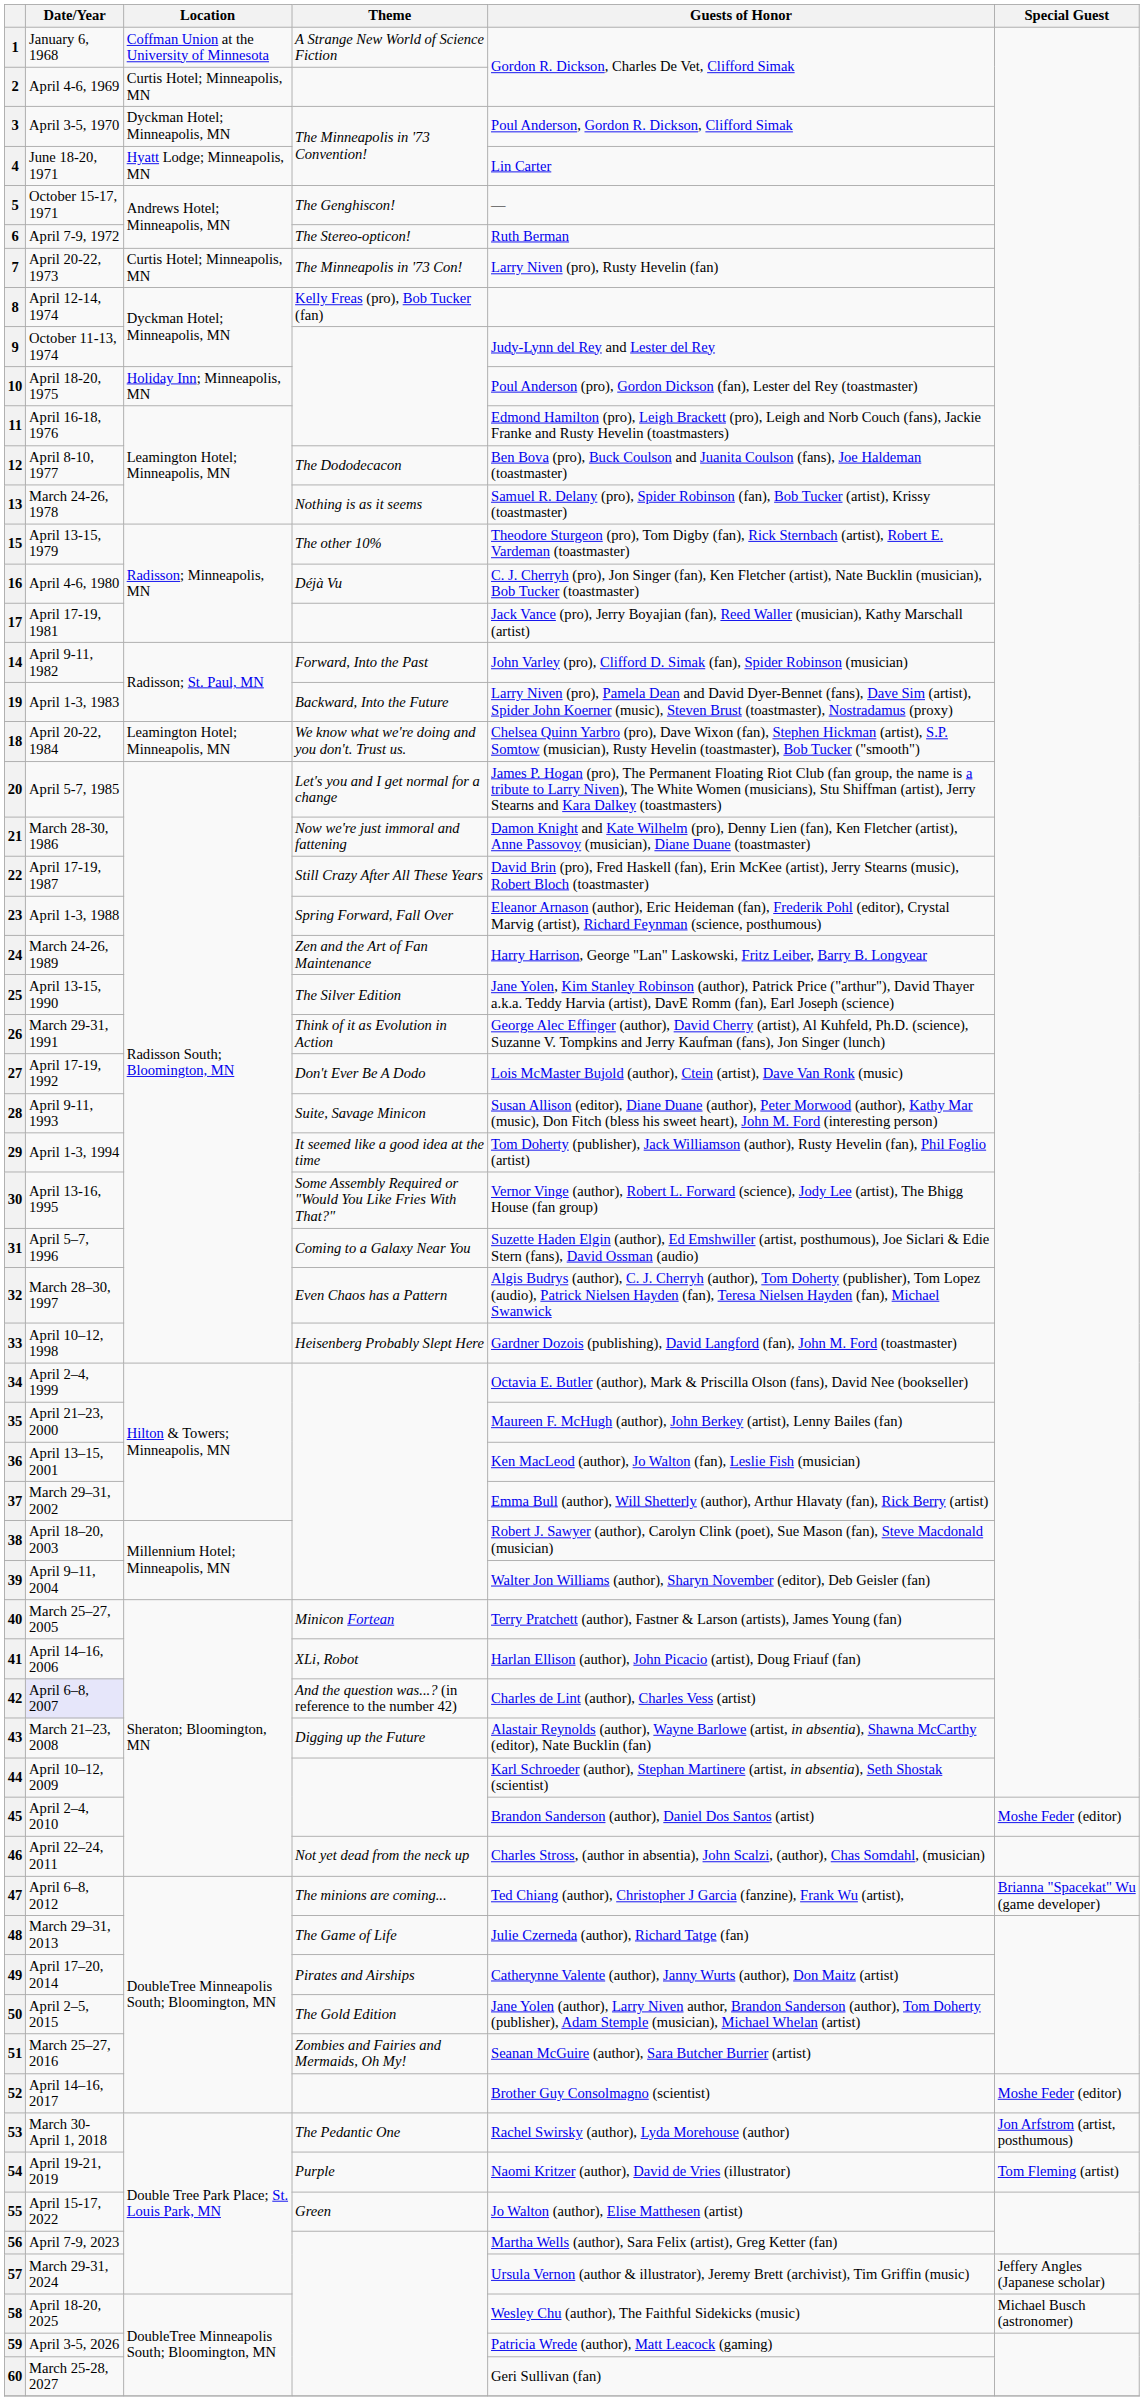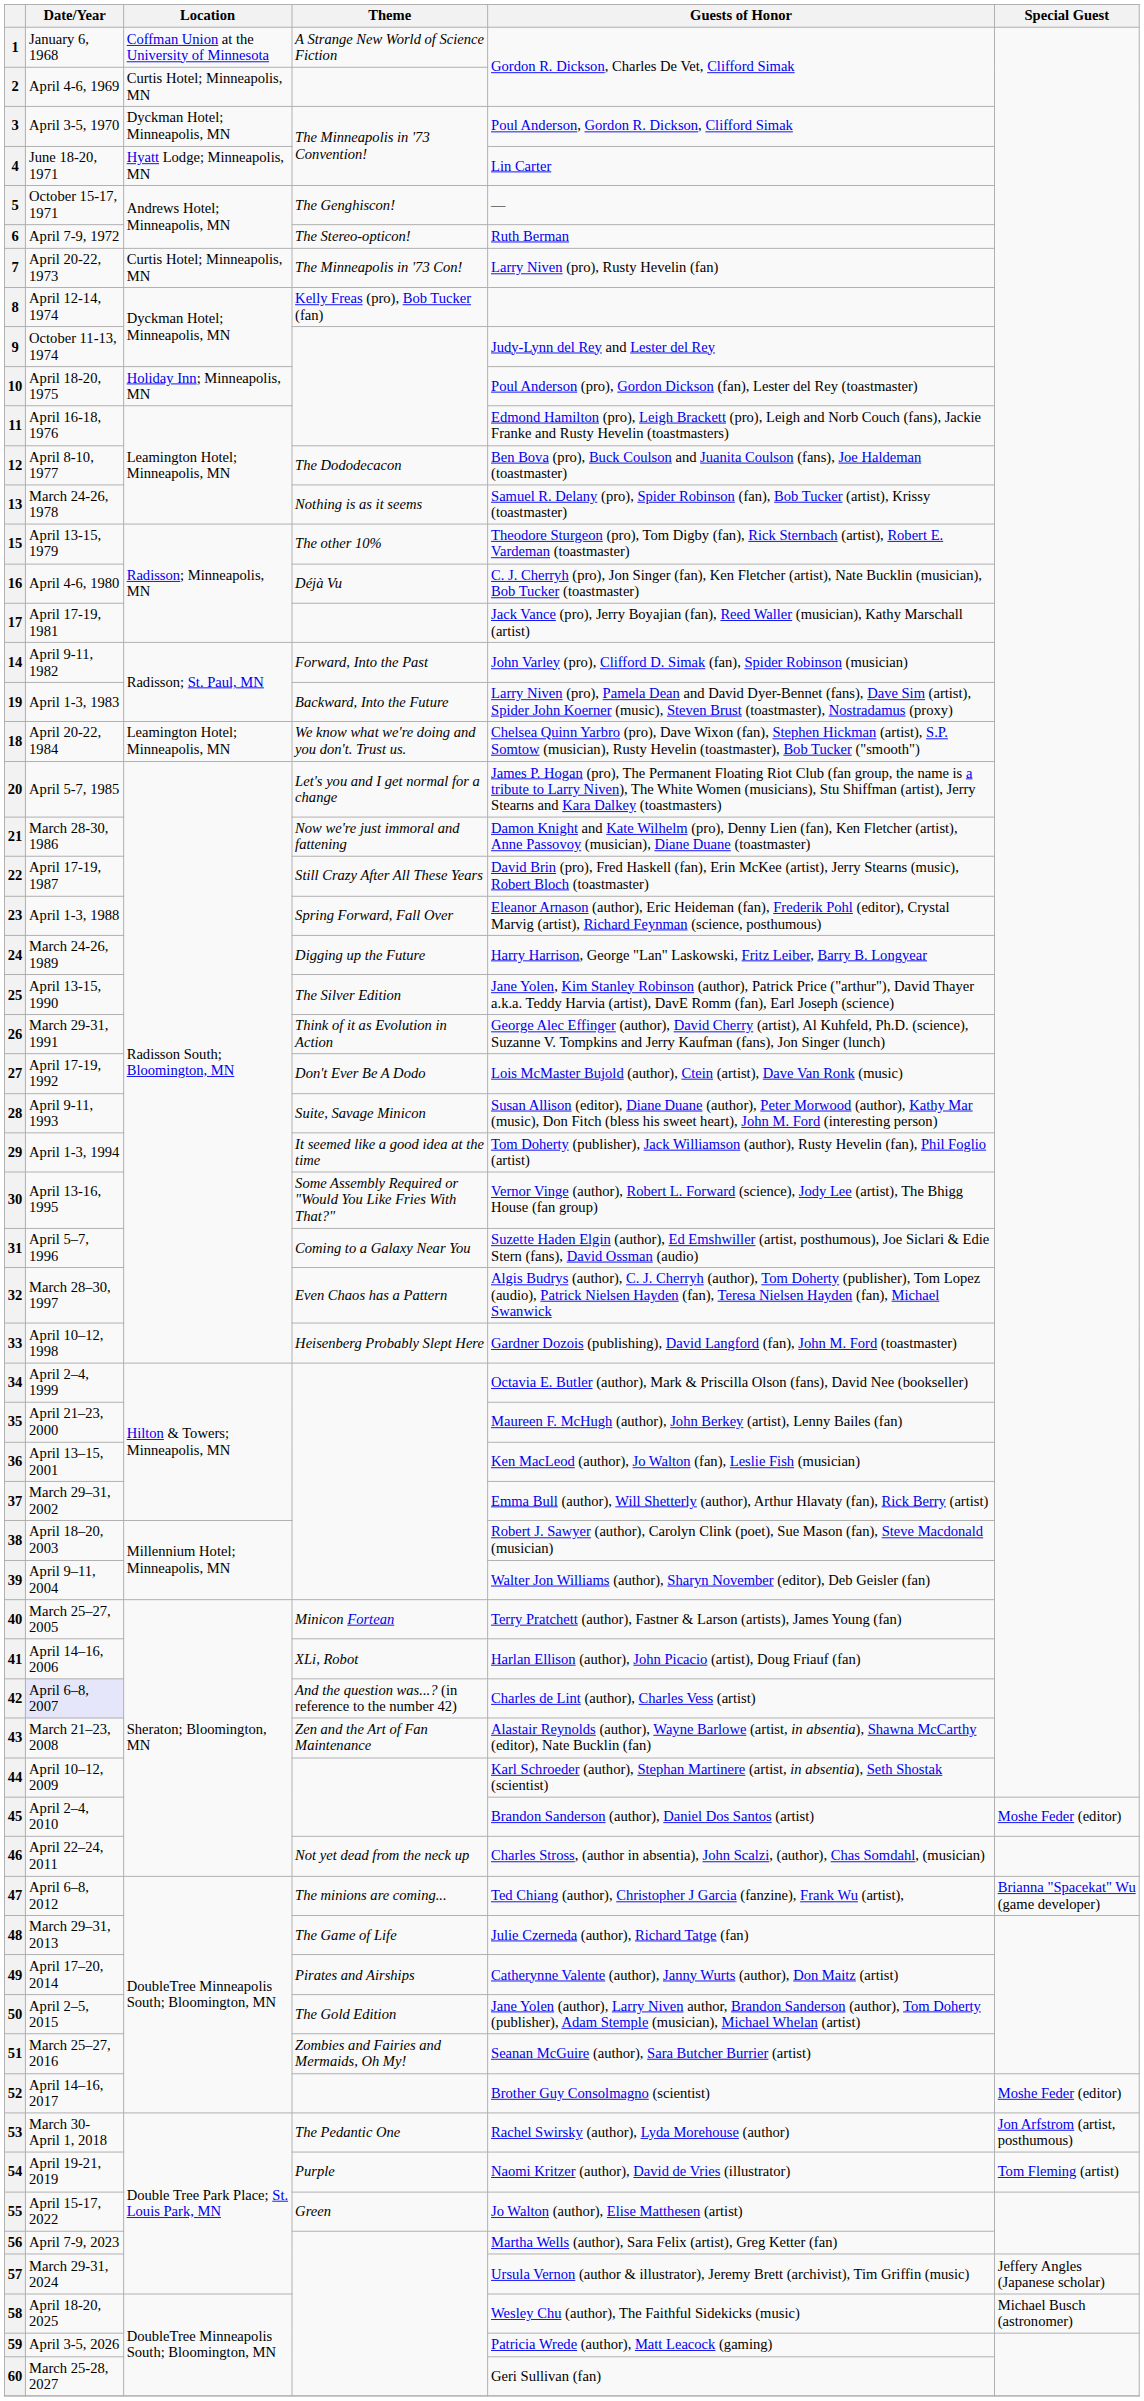(362, 955) Zen and the Art of Fan Maintenance -> (360, 955) Digging up the Future
(360, 1737) Digging up the Future -> (362, 1737) Zen and the Art of Fan Maintenance
